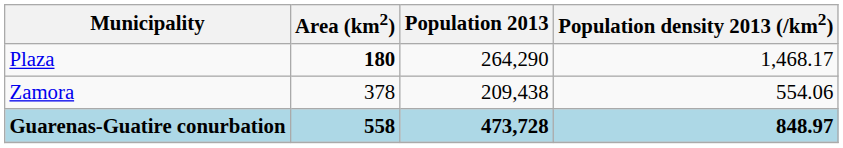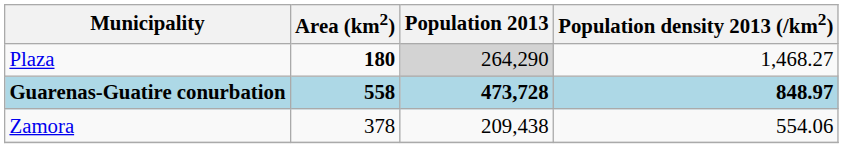(515, 59) no background -> (515, 59) lightgrey background
(797, 59) 1,468.17 -> (797, 59) 1,468.27
rows swapped: (42, 92) <-> (147, 125)
